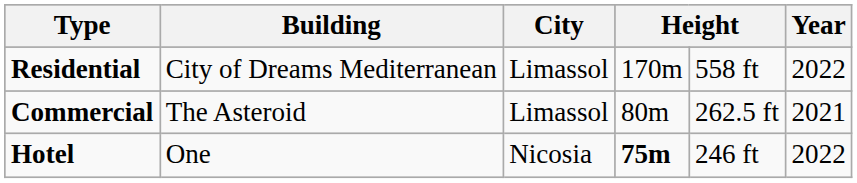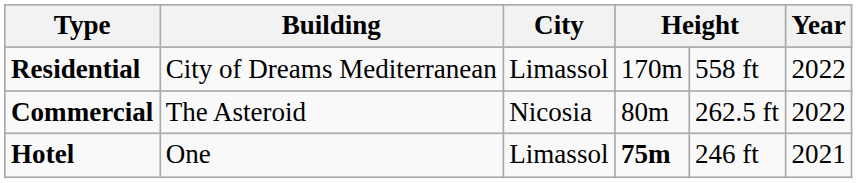(559, 111) Limassol -> (551, 111) Nicosia
(819, 111) 2021 -> (819, 111) 2022
(551, 154) Nicosia -> (559, 154) Limassol
(819, 154) 2022 -> (819, 154) 2021
